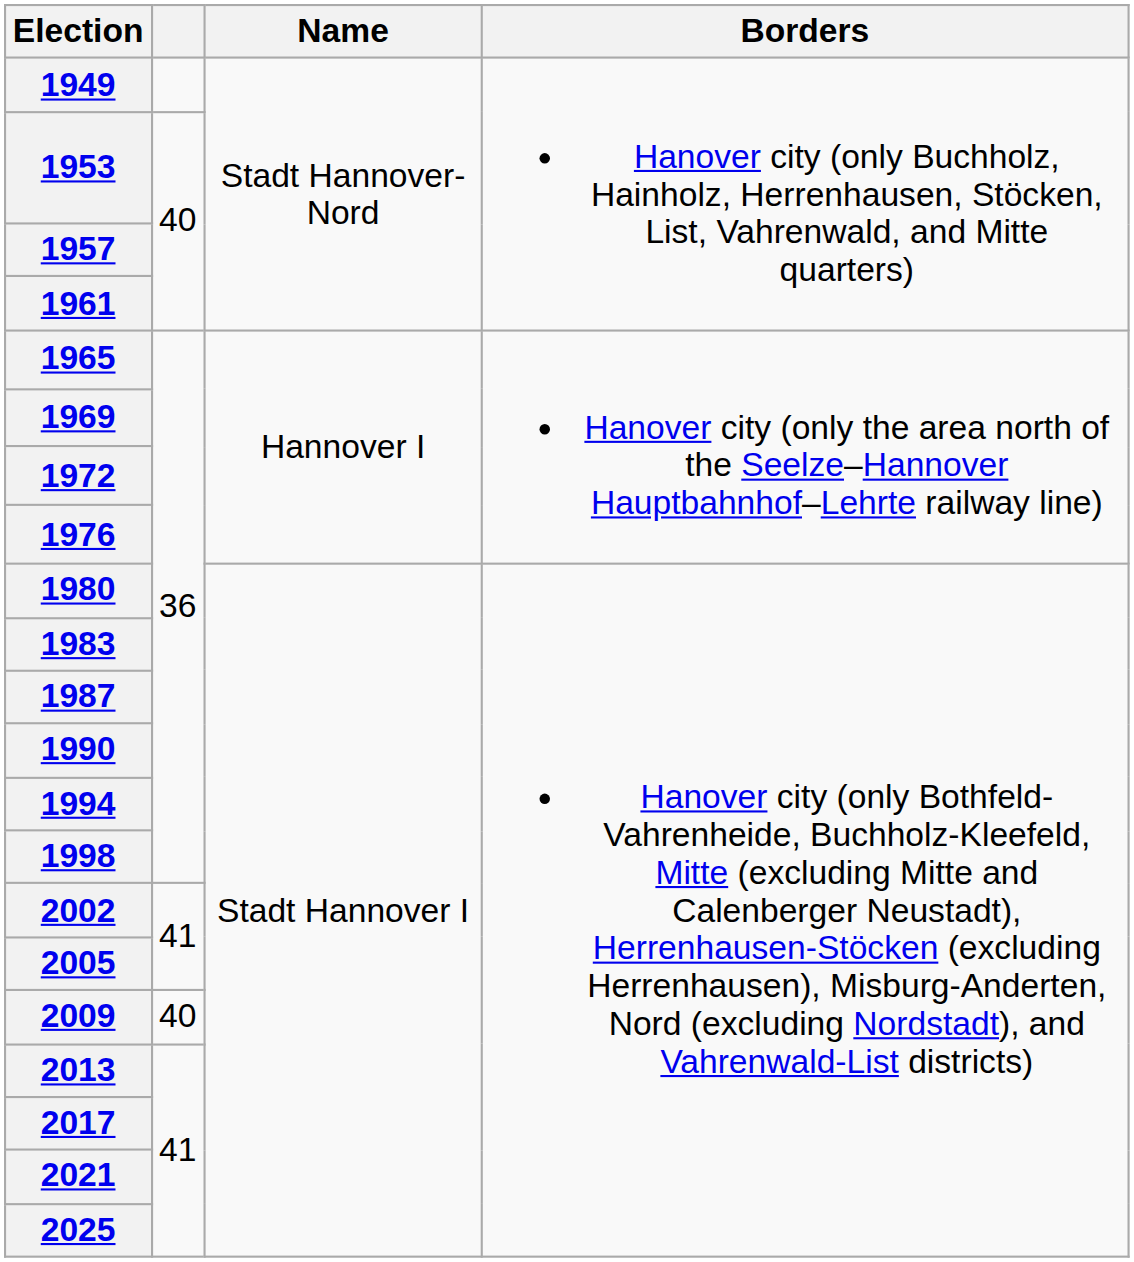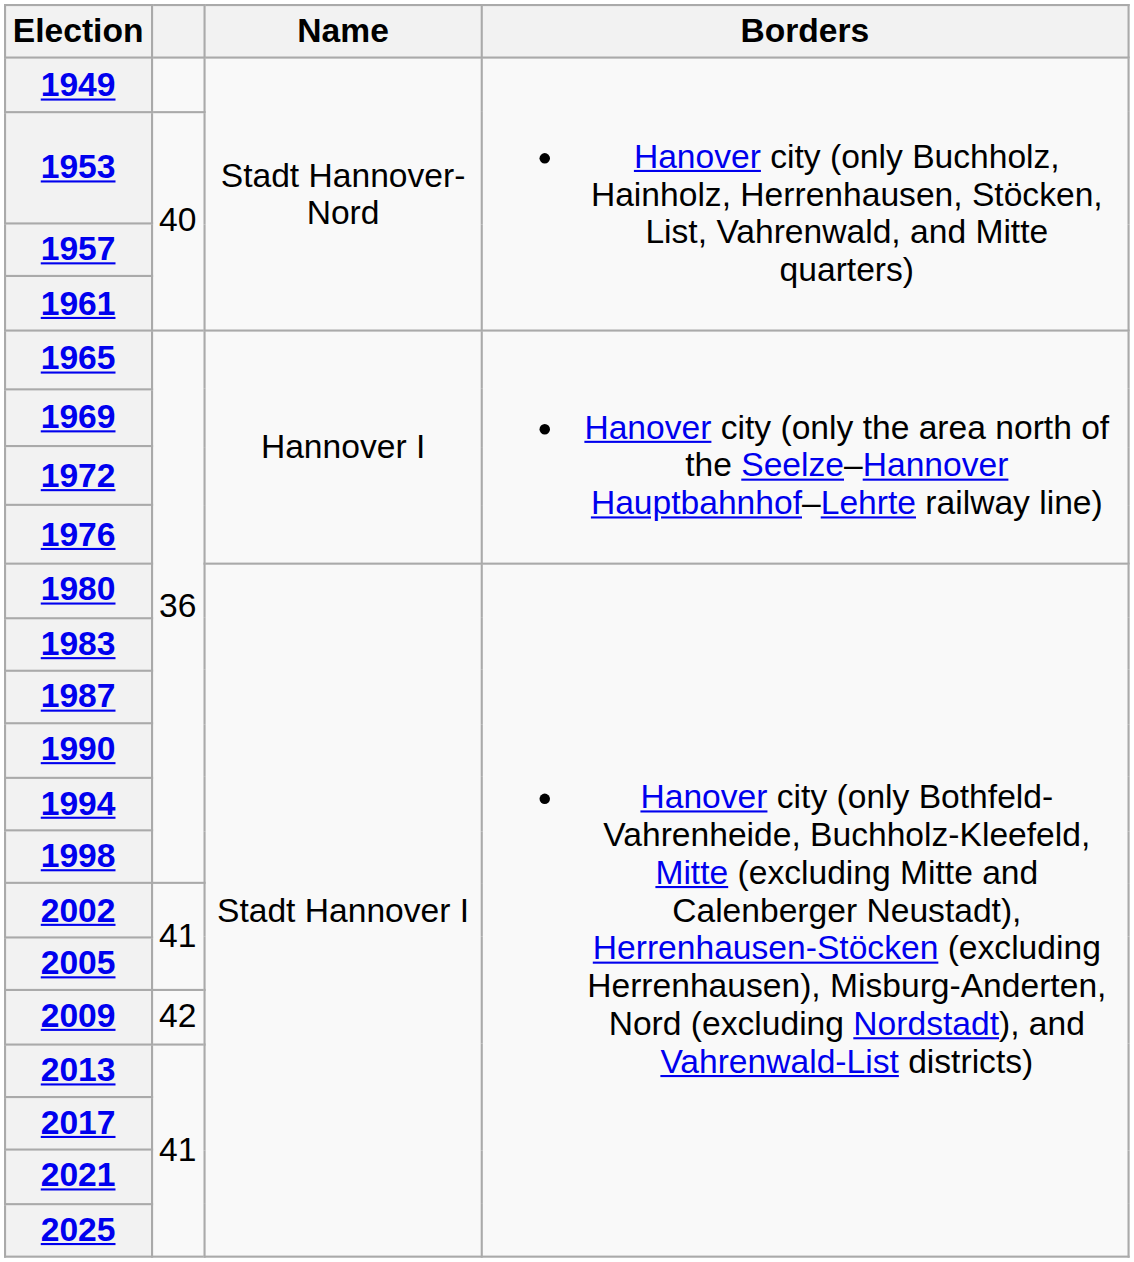(178, 1016) 40 -> (178, 1016) 42
